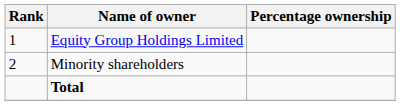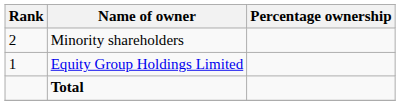rows swapped: (147, 40) <-> (117, 64)
